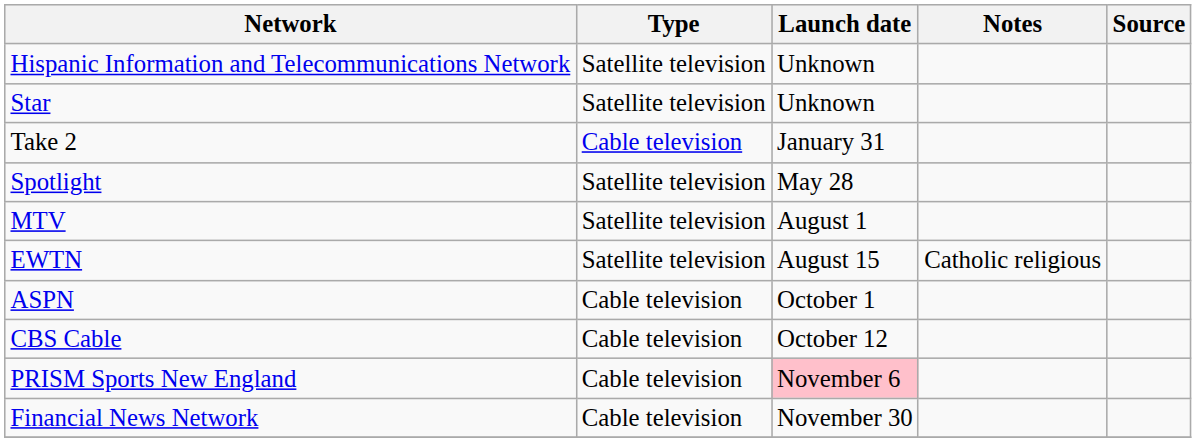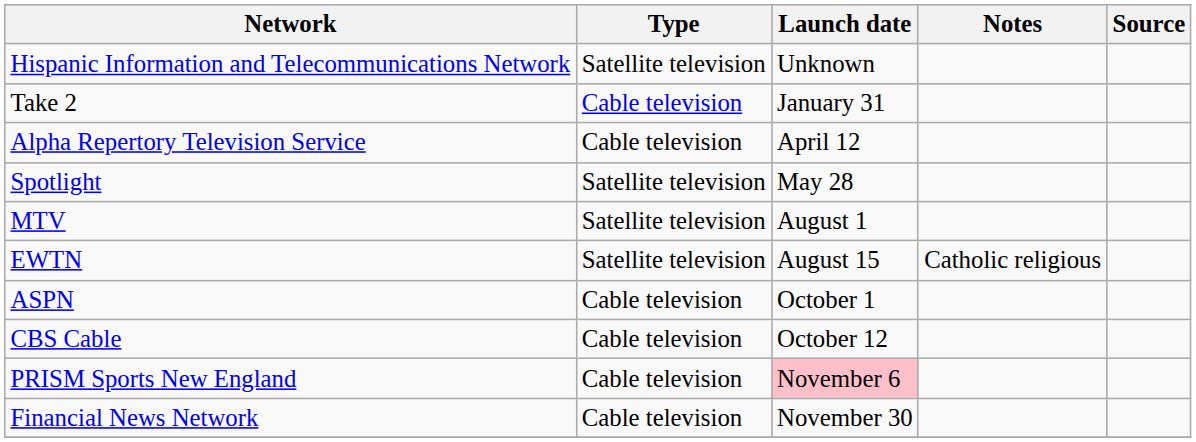- row: (30, 102)
+ row: (188, 142)
